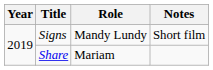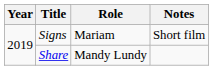(111, 34) Mandy Lundy -> (94, 34) Mariam
(94, 55) Mariam -> (111, 55) Mandy Lundy
